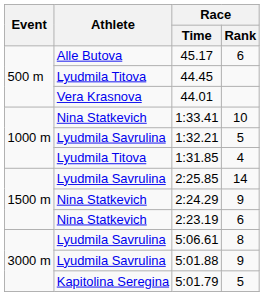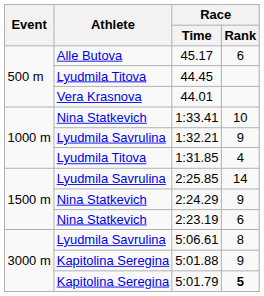(240, 138) 5 -> (240, 138) 9
(111, 261) Lyudmila Savrulina -> (113, 261) Kapitolina Seregina
(240, 281) normal -> (240, 281) bold
